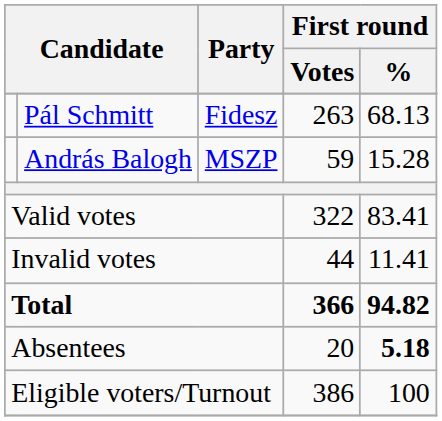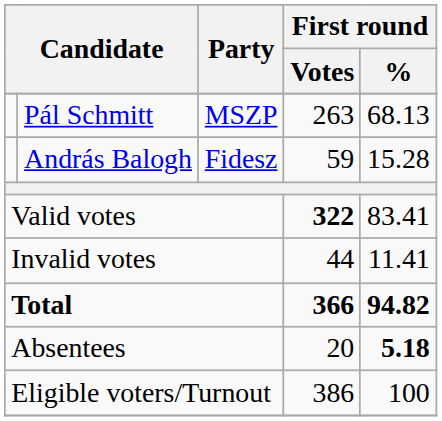(241, 114) Fidesz -> (241, 114) MSZP
(241, 159) MSZP -> (241, 159) Fidesz
(333, 216) normal -> (333, 216) bold
